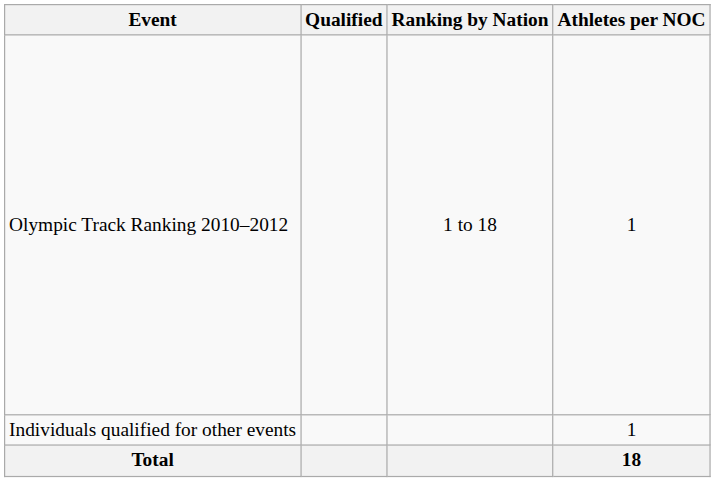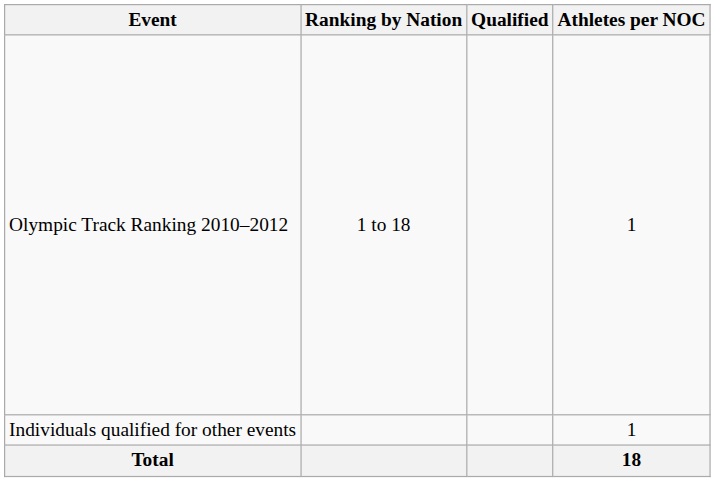columns swapped: (470, 19) <-> (344, 19)
